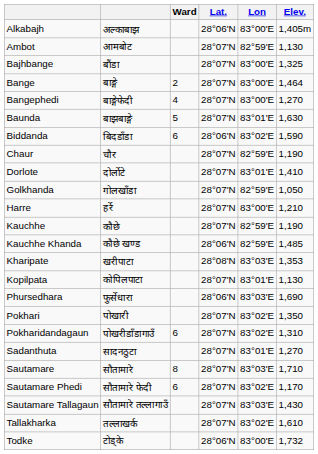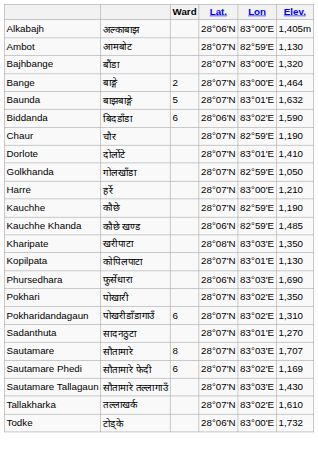(291, 64) 1,325 -> (291, 64) 1,320
- row: (33, 100)
(291, 118) 1,630 -> (291, 100) 1,632
(291, 261) 1,353 -> (291, 243) 1,350
(291, 369) 1,710 -> (291, 351) 1,707
(291, 387) 1,170 -> (291, 369) 1,169
